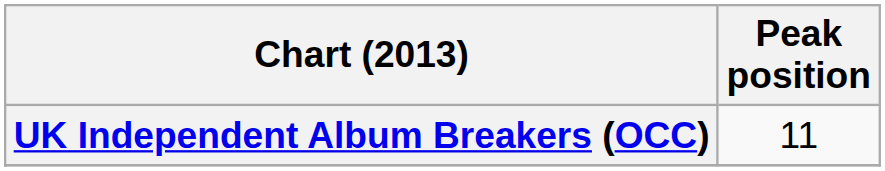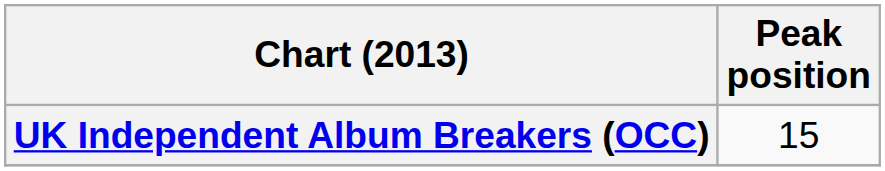(799, 134) 11 -> (799, 134) 15
